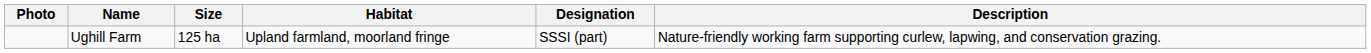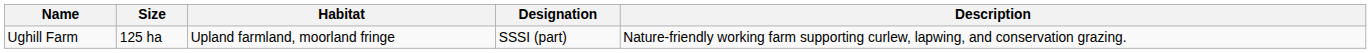- column: (36, 15)
